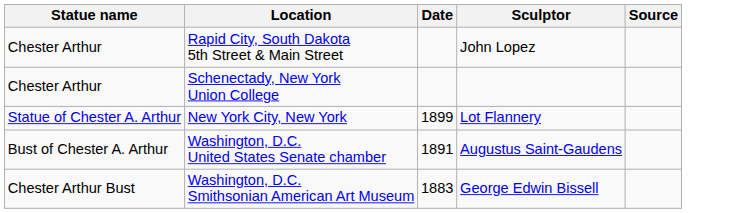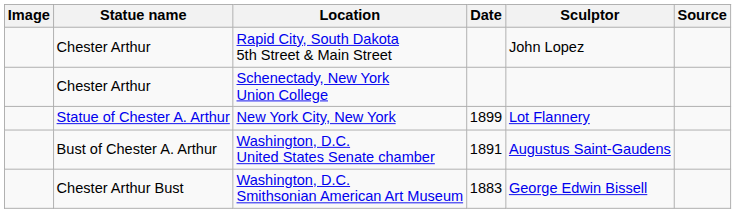+ column: (29, 16)
